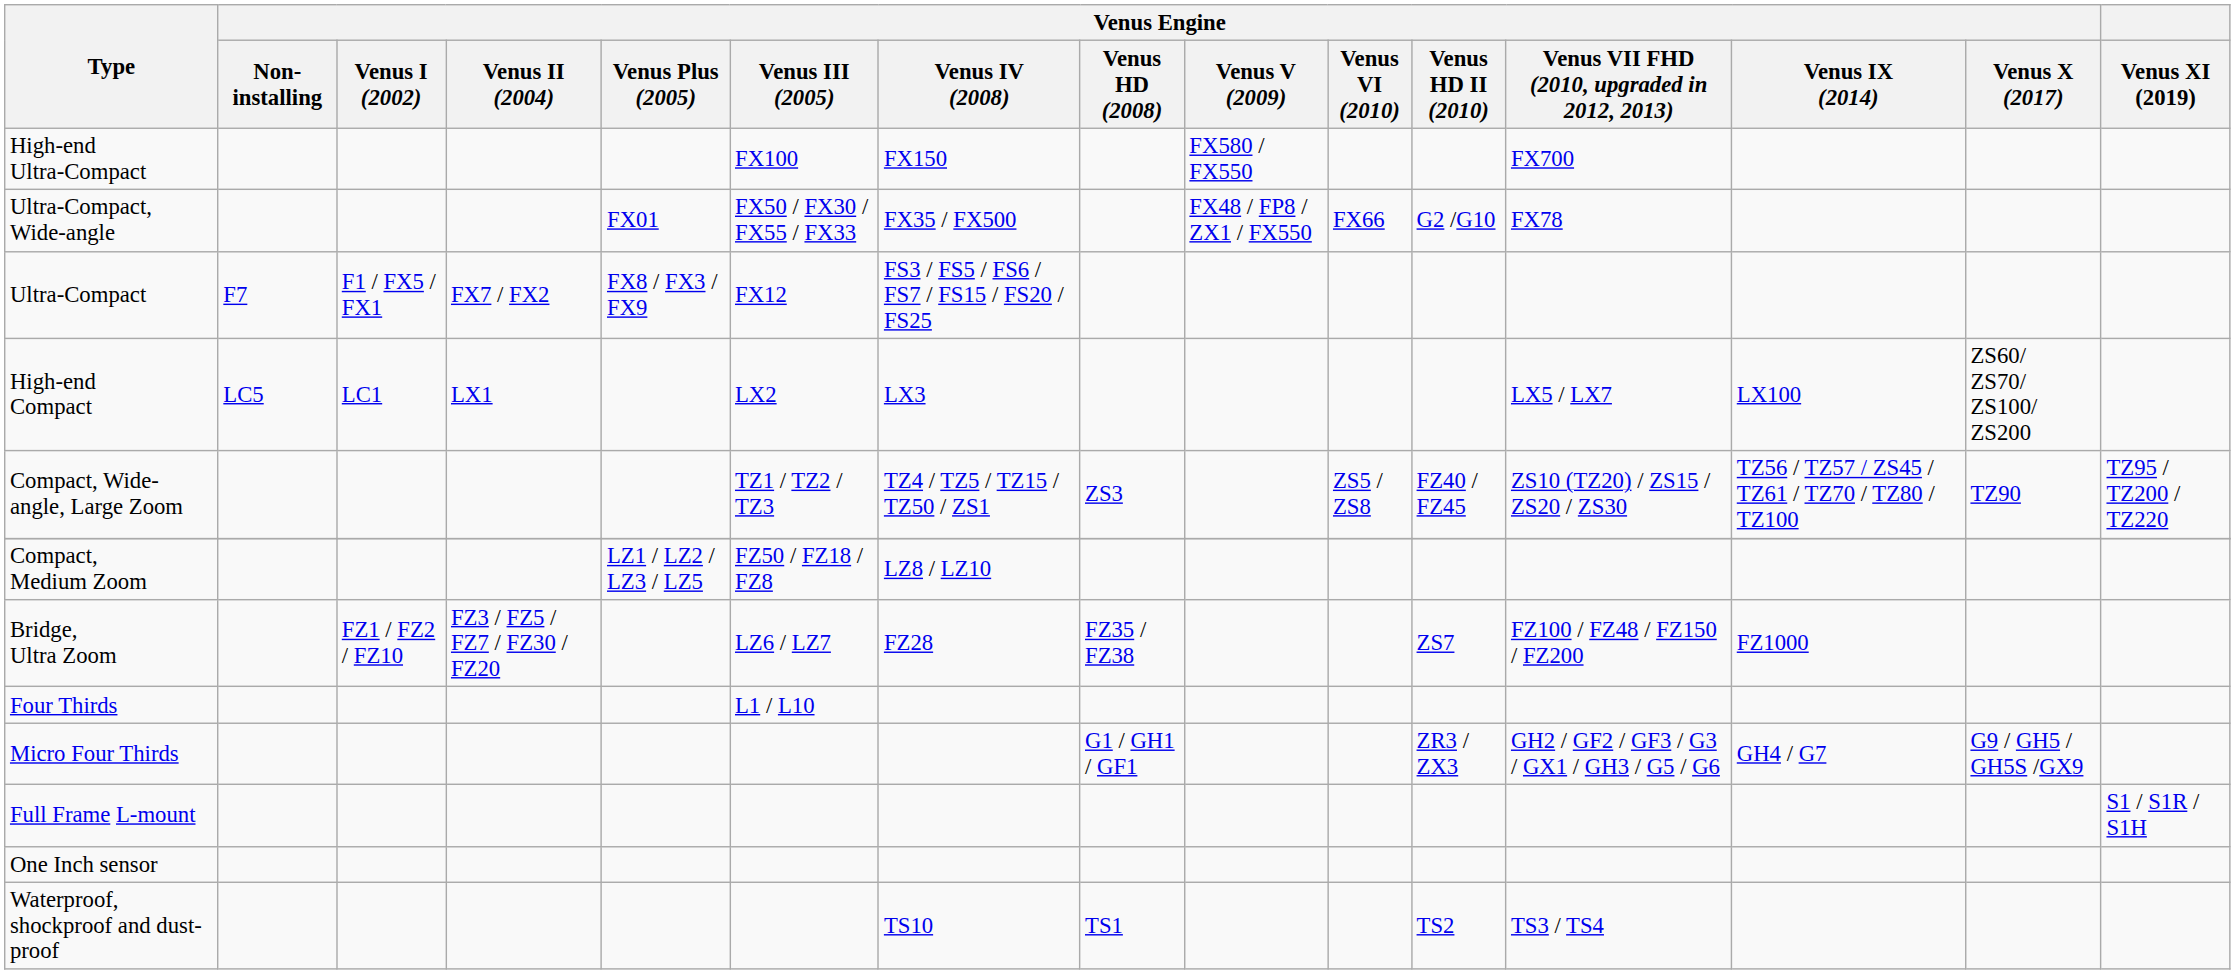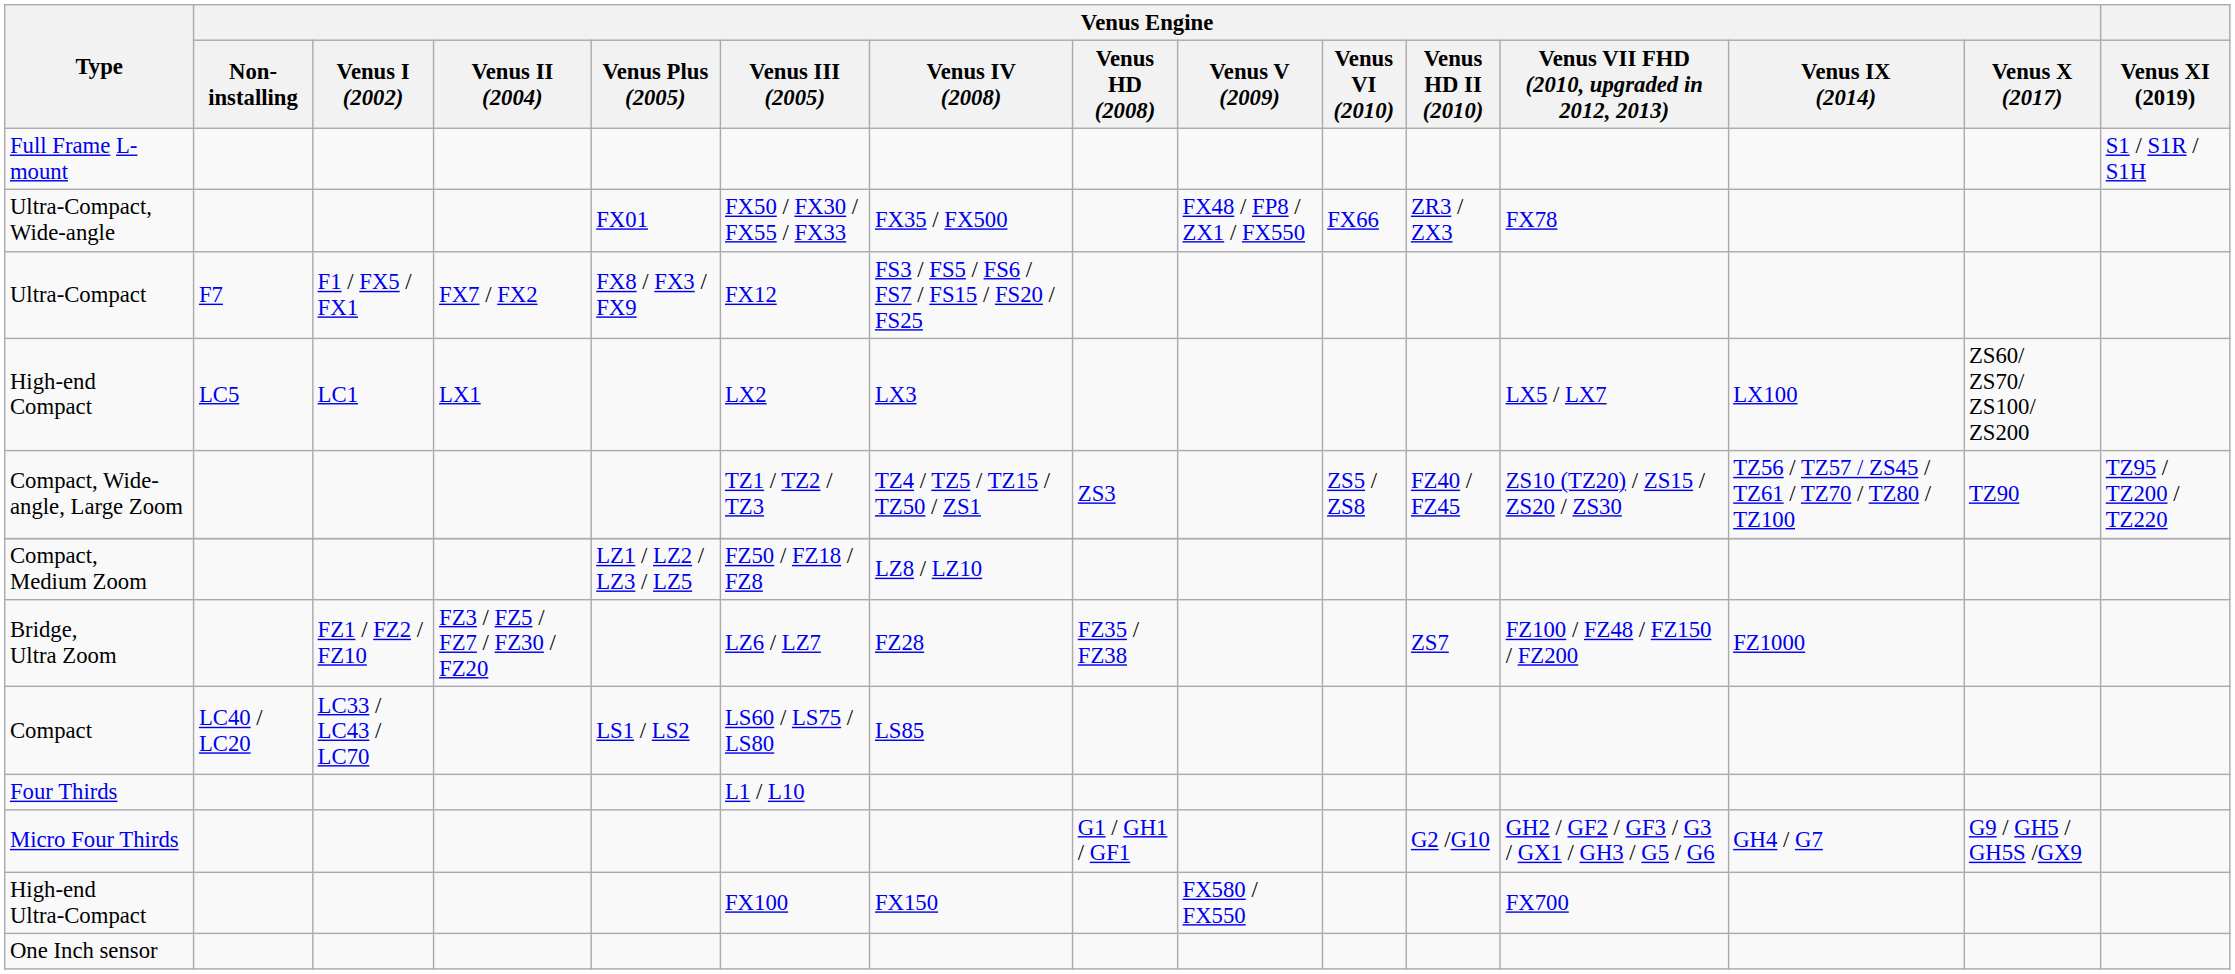rows swapped: (78, 158) <-> (103, 815)
(1456, 220) G2 /G10 -> (1437, 220) ZR3 / ZX3
+ row: (51, 730)
(1443, 753) ZR3 / ZX3 -> (1450, 840) G2 /G10
- row: (106, 925)
